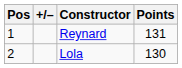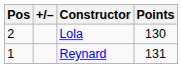rows swapped: (83, 34) <-> (71, 54)
